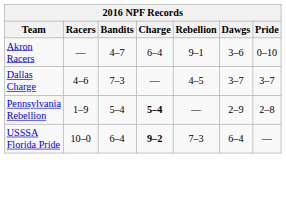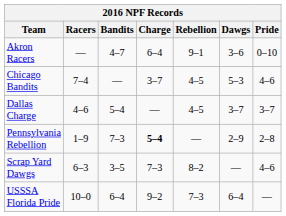+ row: (24, 81)
(117, 81) 7–3 -> (117, 110) 5–4
(117, 110) 5–4 -> (117, 139) 7–3
+ row: (29, 168)
(155, 139) bold -> (155, 196) normal
